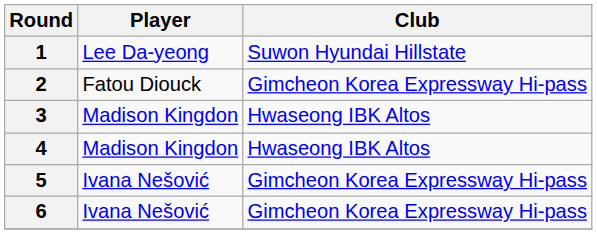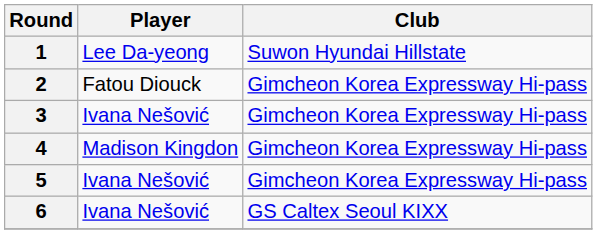(160, 116) Madison Kingdon -> (146, 116) Ivana Nešović
(339, 116) Hwaseong IBK Altos -> (417, 116) Gimcheon Korea Expressway Hi-pass
(339, 148) Hwaseong IBK Altos -> (417, 148) Gimcheon Korea Expressway Hi-pass
(417, 212) Gimcheon Korea Expressway Hi-pass -> (348, 212) GS Caltex Seoul KIXX
